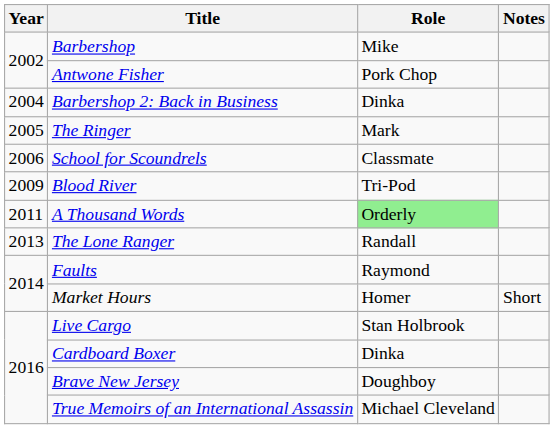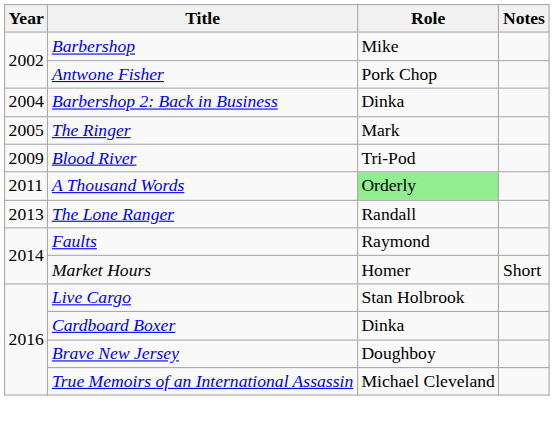- row: (129, 158)
